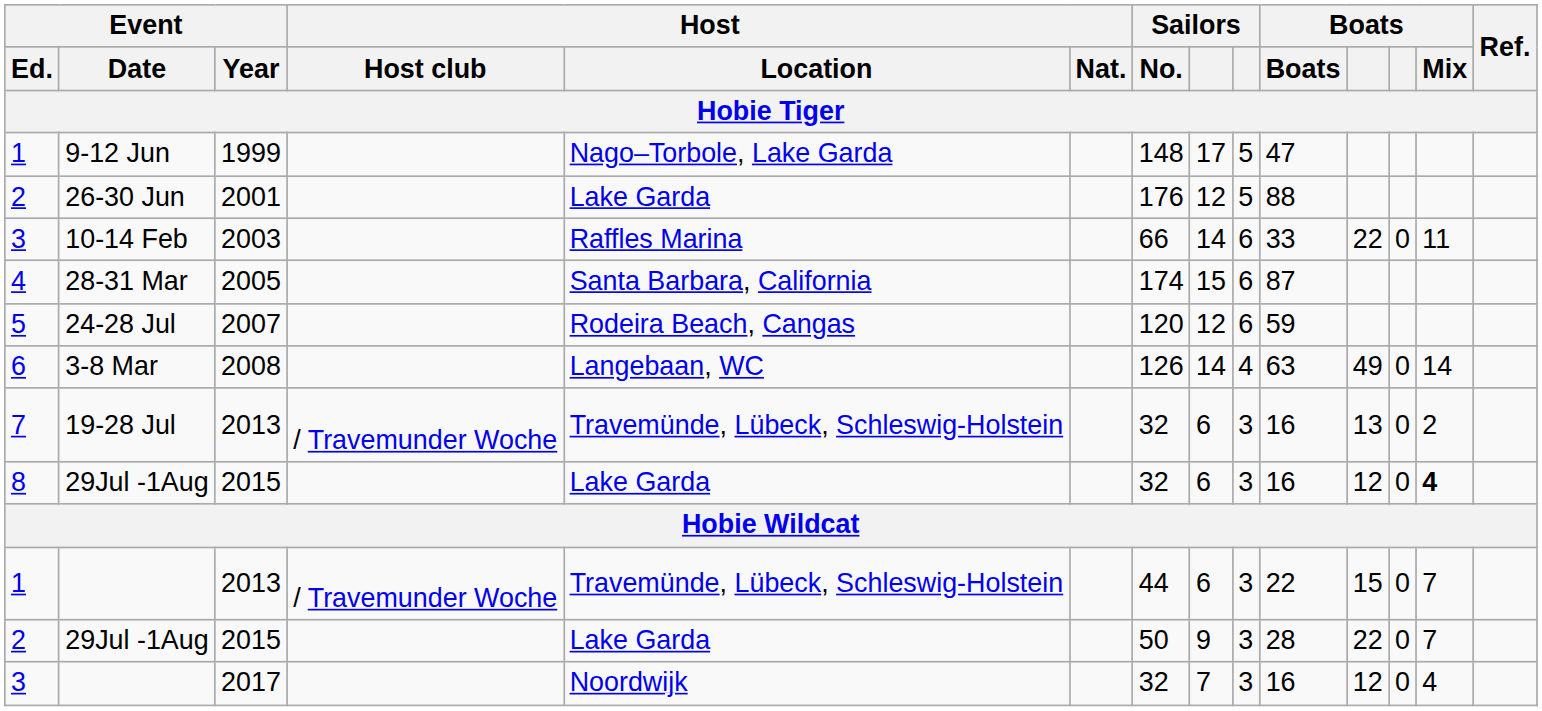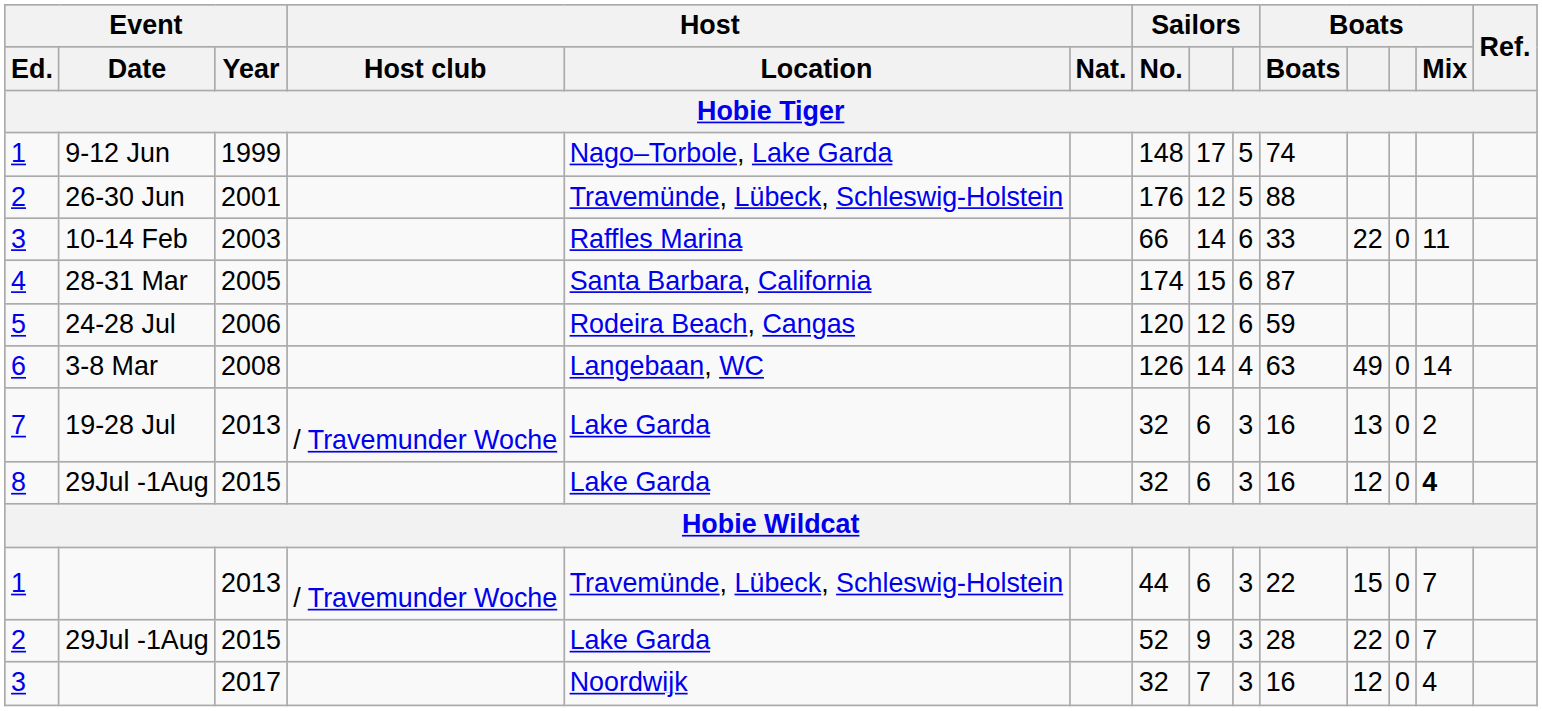(1281, 153) 47 -> (1281, 153) 74
(640, 196) Lake Garda -> (816, 196) Travemünde, Lübeck, Schleswig-Holstein
(251, 324) 2007 -> (251, 324) 2006
(816, 424) Travemünde, Lübeck, Schleswig-Holstein -> (640, 424) Lake Garda
(1154, 640) 50 -> (1154, 640) 52
